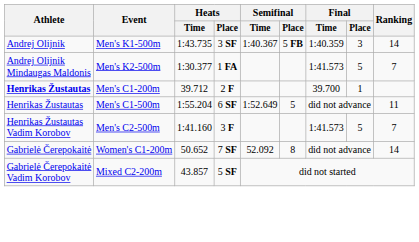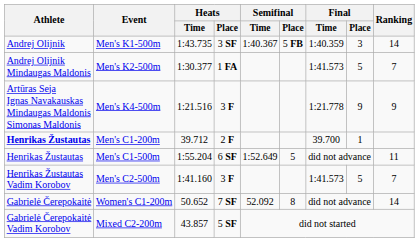+ row: (128, 107)
